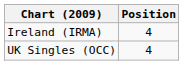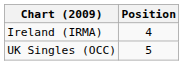(149, 51) 4 -> (149, 51) 5
